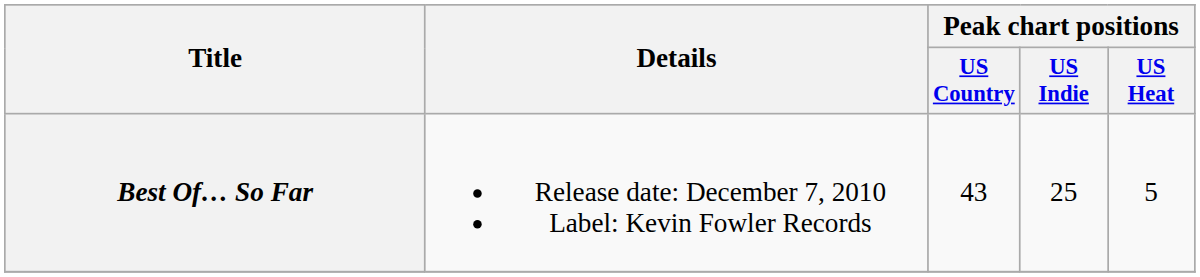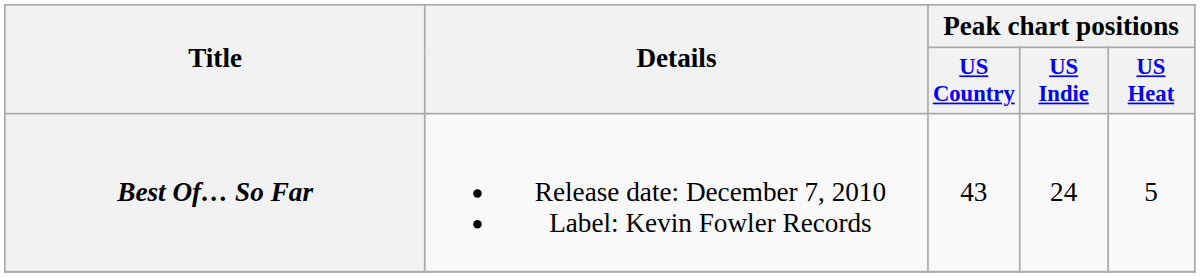(1064, 192) 25 -> (1064, 192) 24
